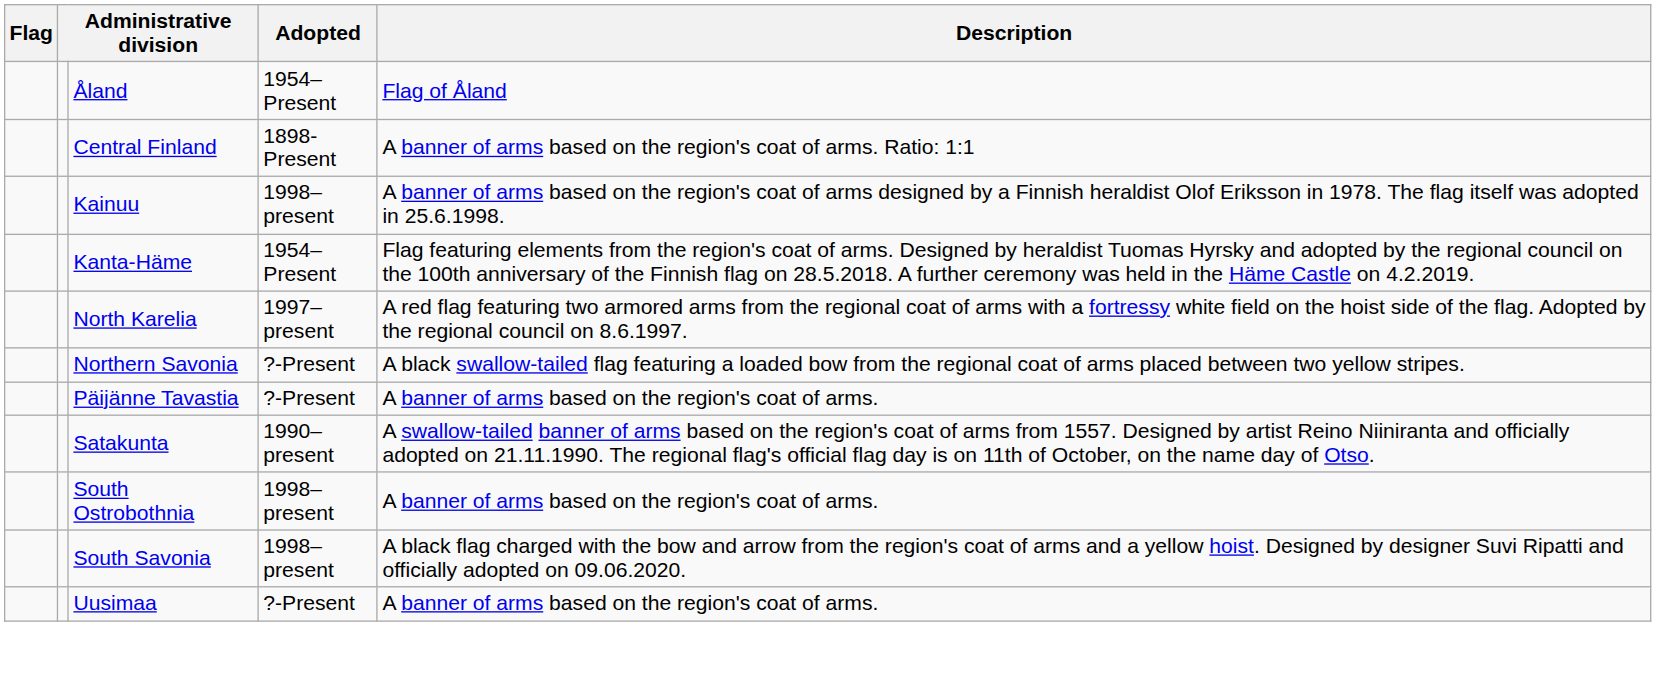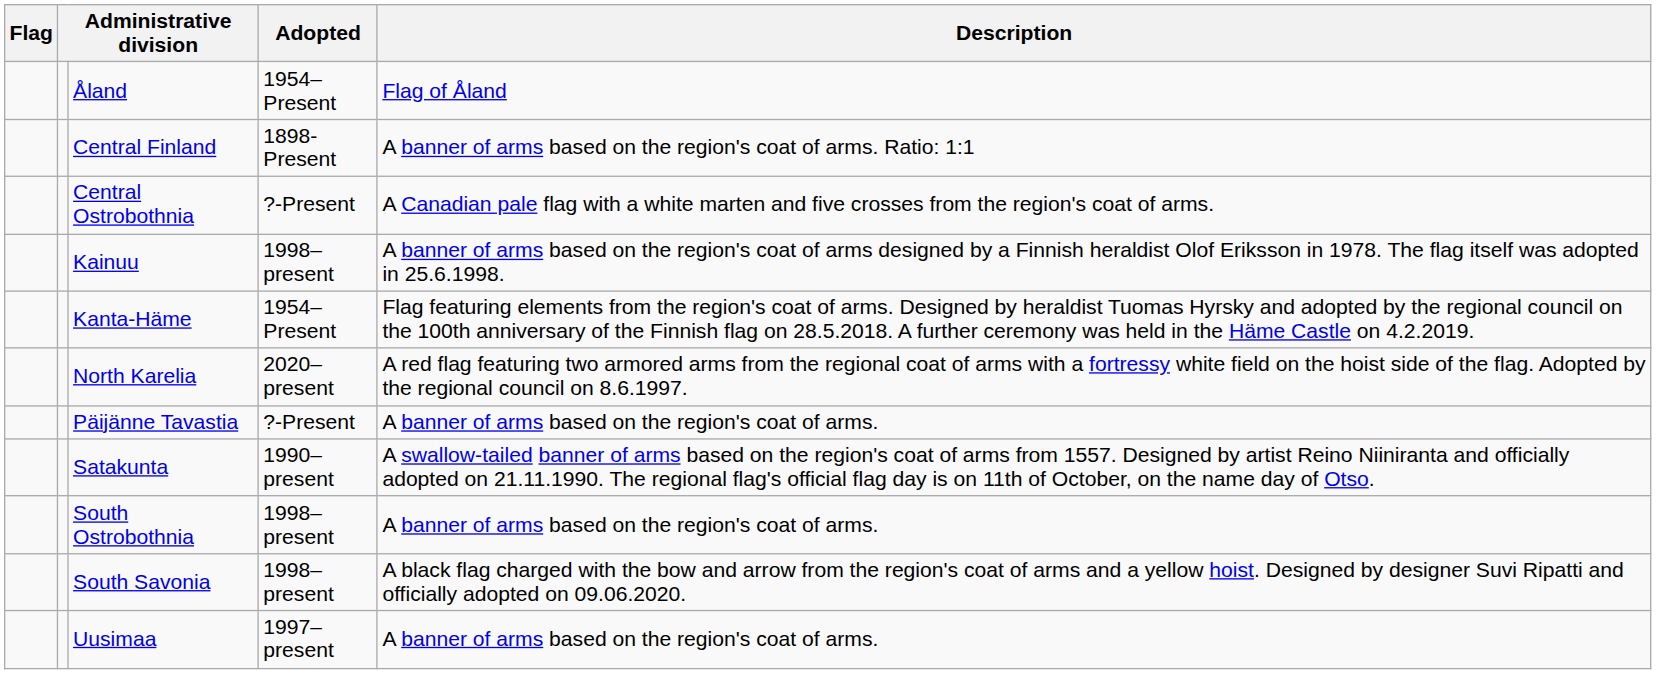+ row: (134, 204)
(299, 319) 1997–present -> (299, 376) 2020–present
- row: (156, 364)
(309, 603) ?-Present -> (299, 639) 1997–present
